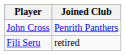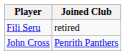rows swapped: (28, 27) <-> (24, 43)
